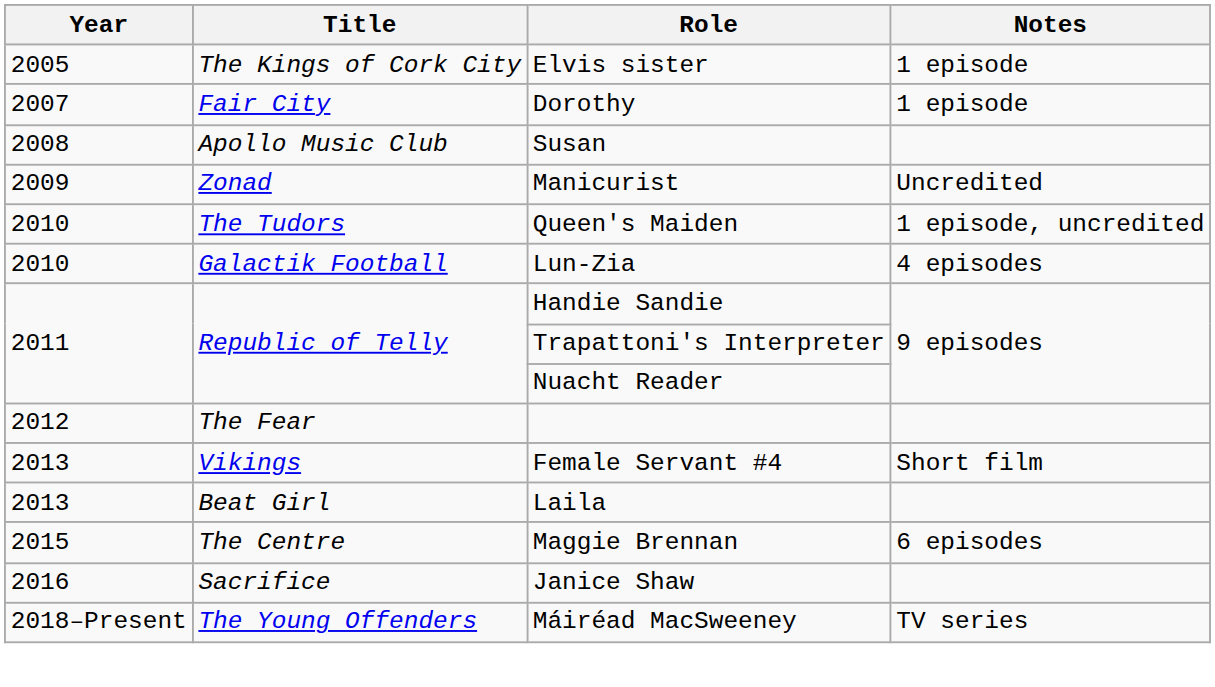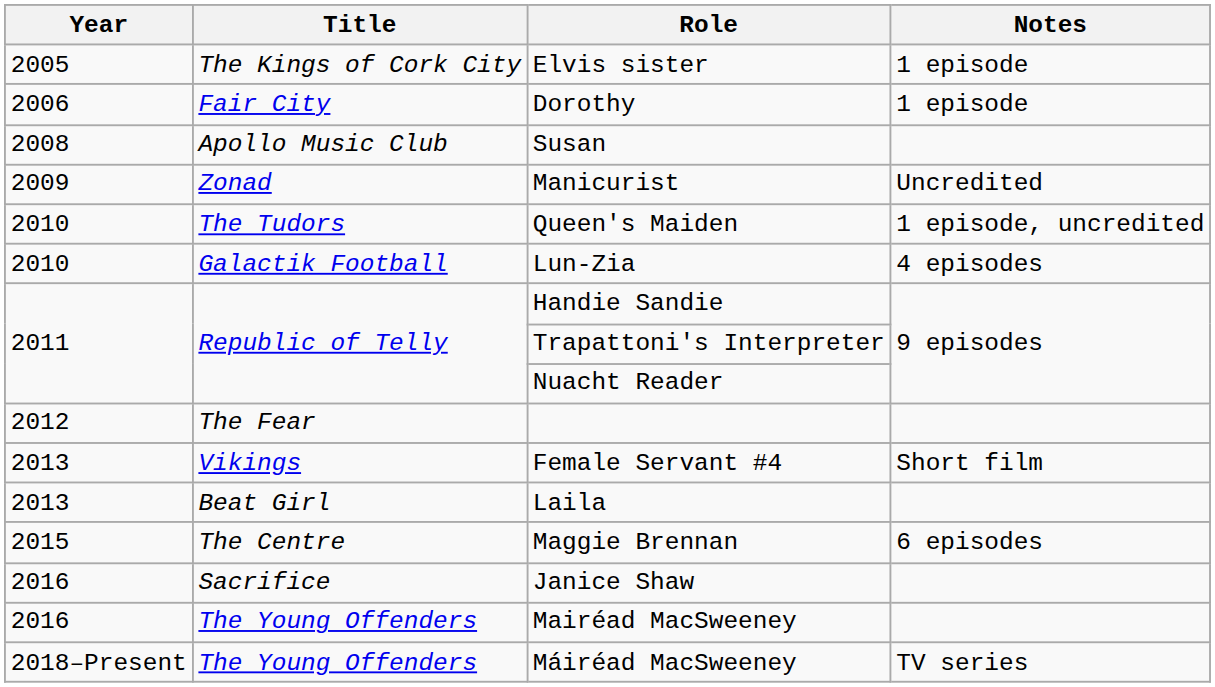(40, 105) 2007 -> (40, 105) 2006
+ row: (665, 622)
